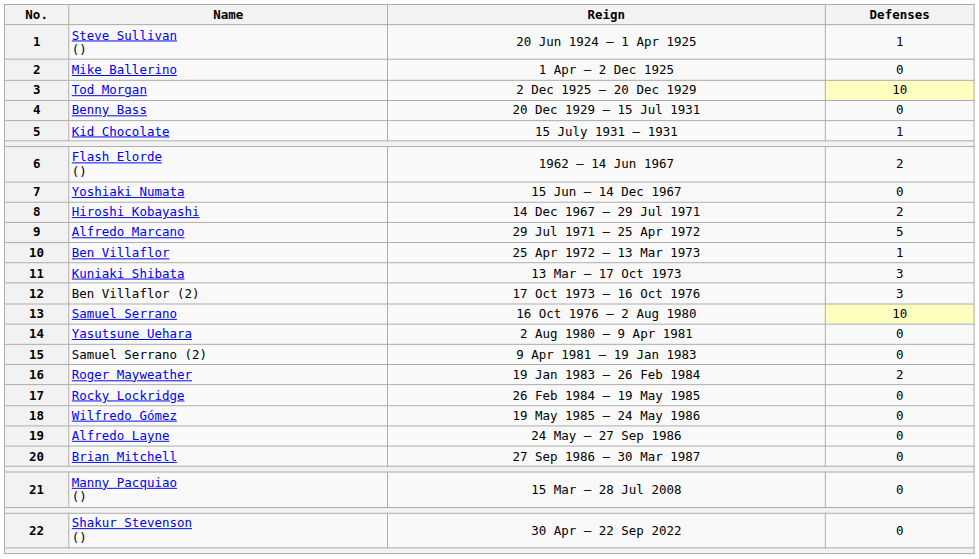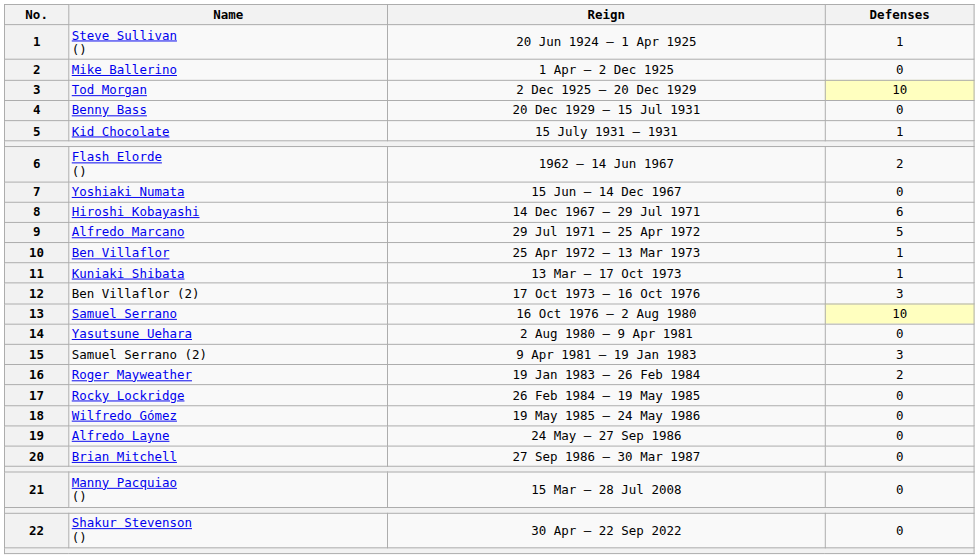(900, 212) 2 -> (900, 212) 6
(900, 273) 3 -> (900, 273) 1
(900, 354) 0 -> (900, 354) 3
